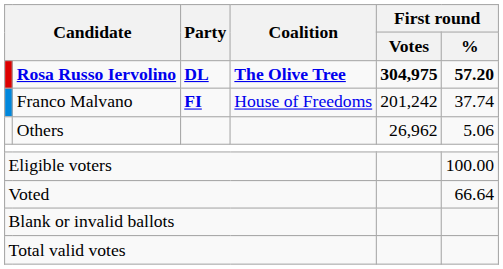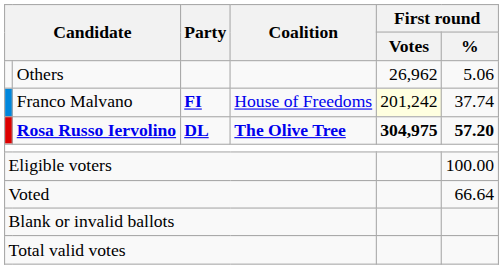rows swapped: (96, 74) <-> (40, 130)
(409, 102) no background -> (409, 102) lightyellow background
